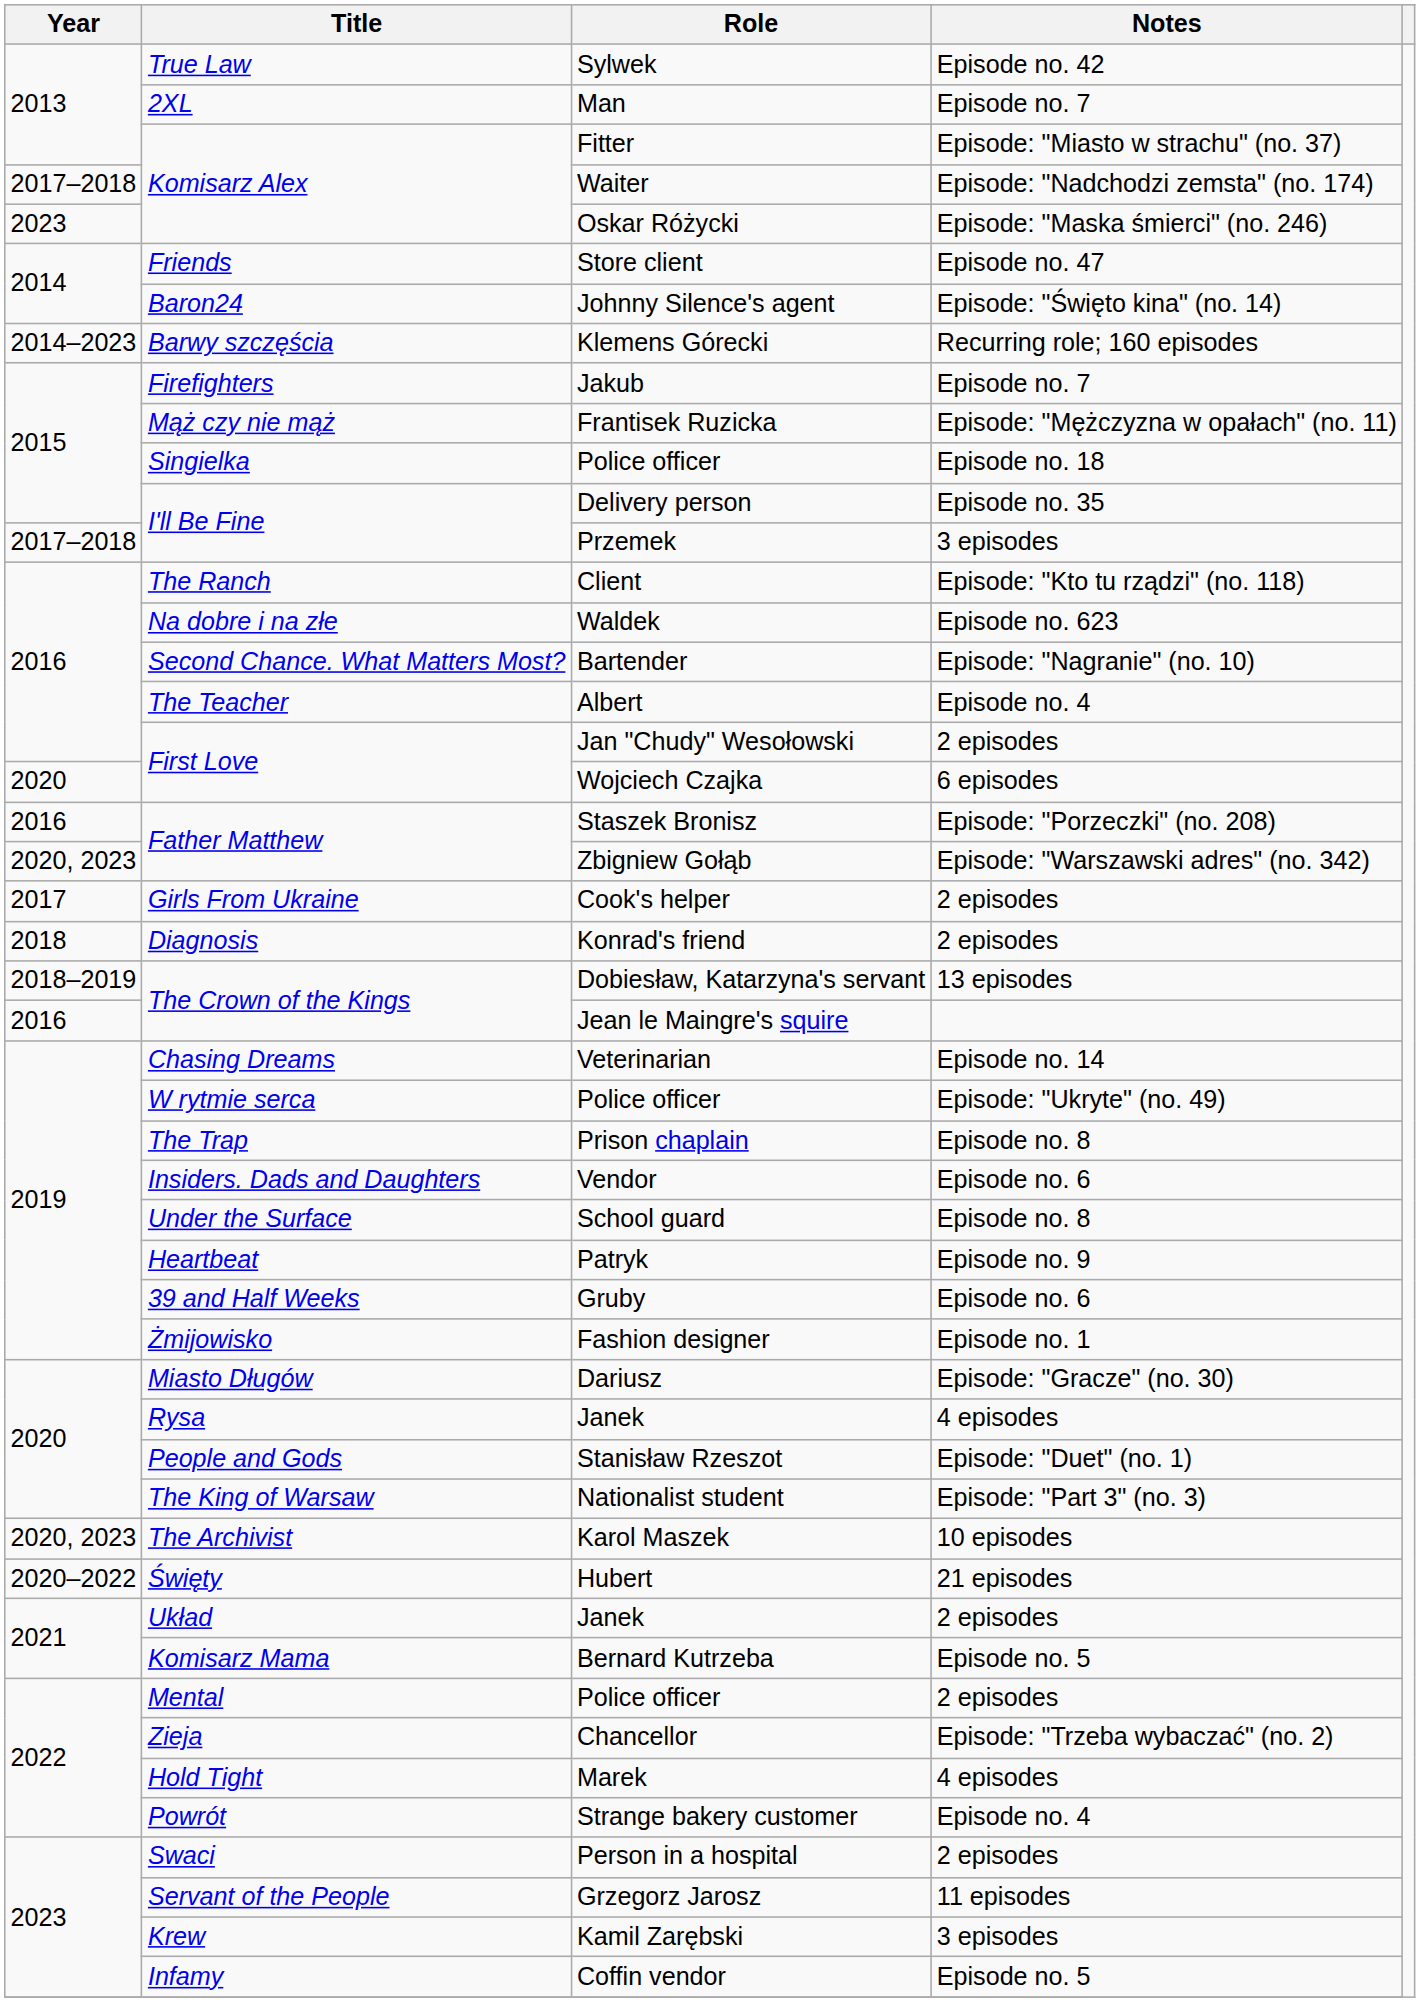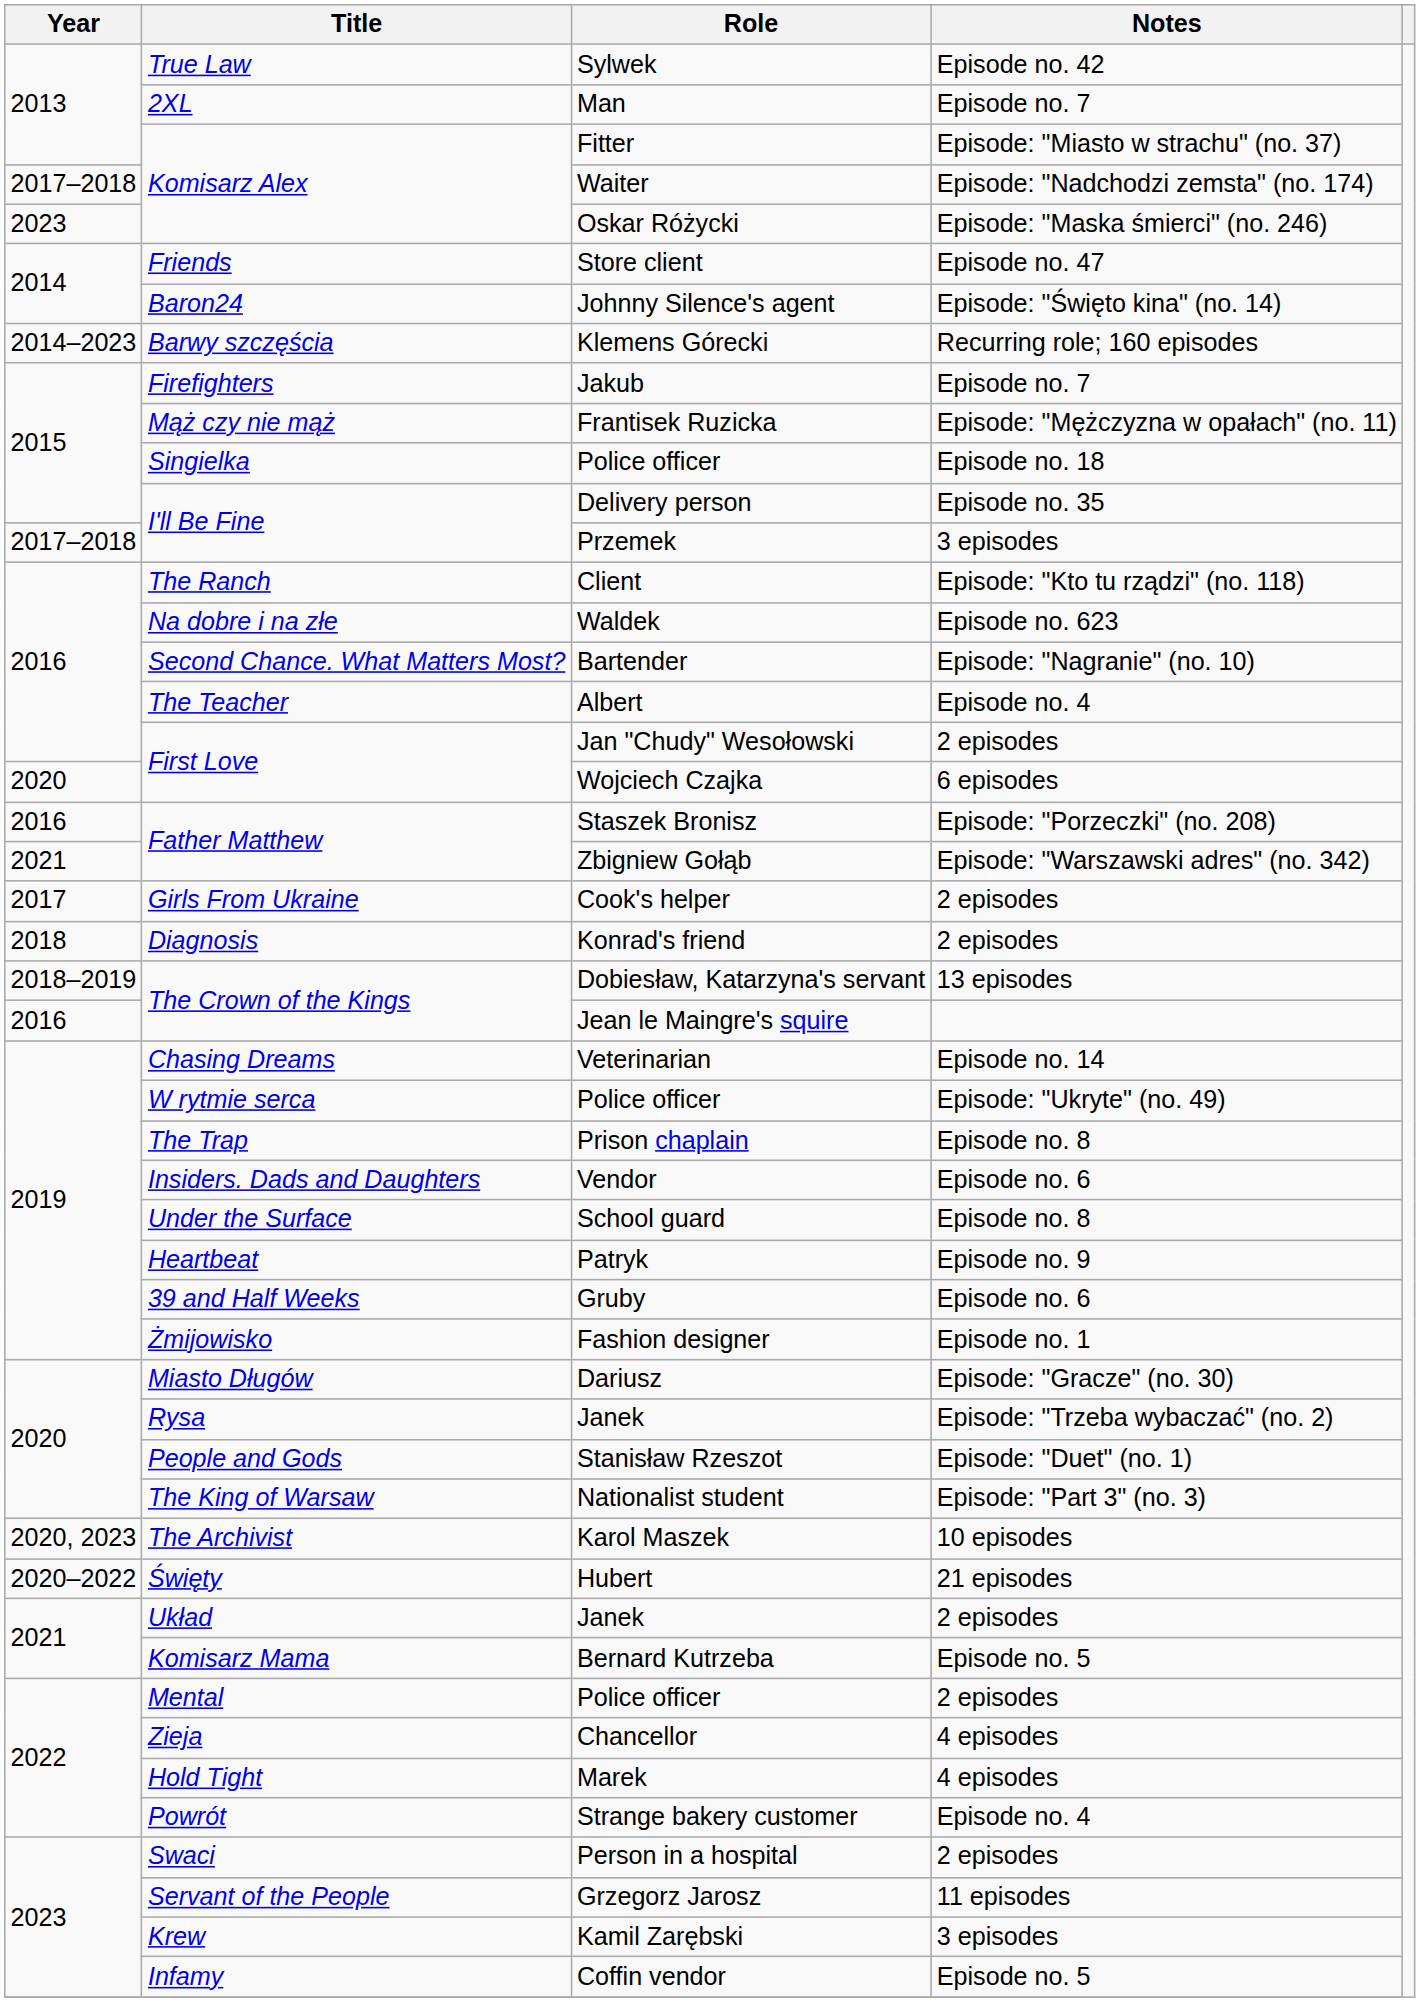(73, 861) 2020, 2023 -> (39, 861) 2021
(998, 1418) 4 episodes -> (1135, 1418) Episode: "Trzeba wybaczać" (no. 2)
(1135, 1737) Episode: "Trzeba wybaczać" (no. 2) -> (998, 1737) 4 episodes
